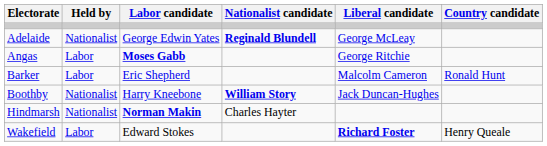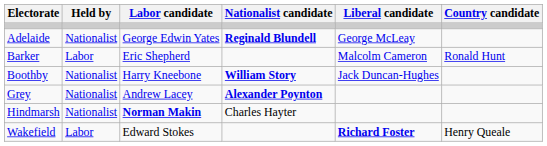- row: (22, 56)
+ row: (19, 94)
